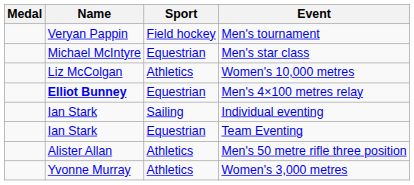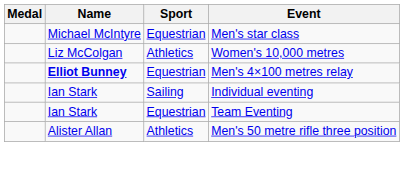- row: (271, 33)
- row: (284, 170)
